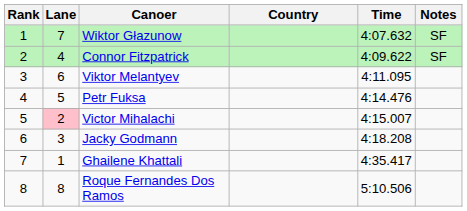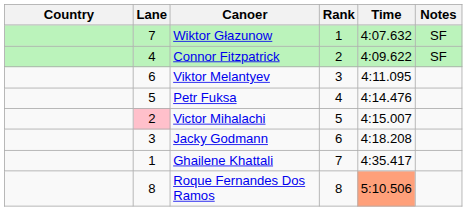columns swapped: (23, 14) <-> (293, 14)
(386, 188) no background -> (386, 188) lightsalmon background
